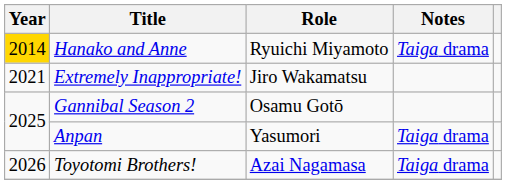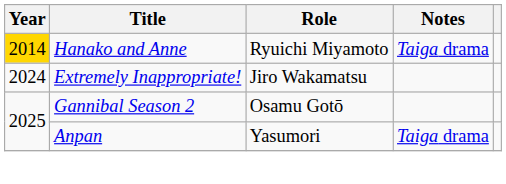(27, 77) 2021 -> (27, 77) 2024
- row: (125, 164)
